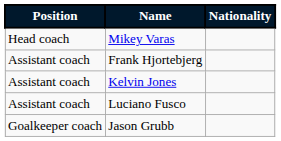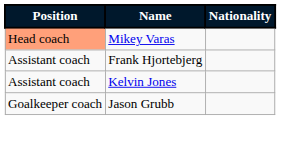(39, 39) no background -> (39, 39) lightsalmon background
- row: (147, 103)
